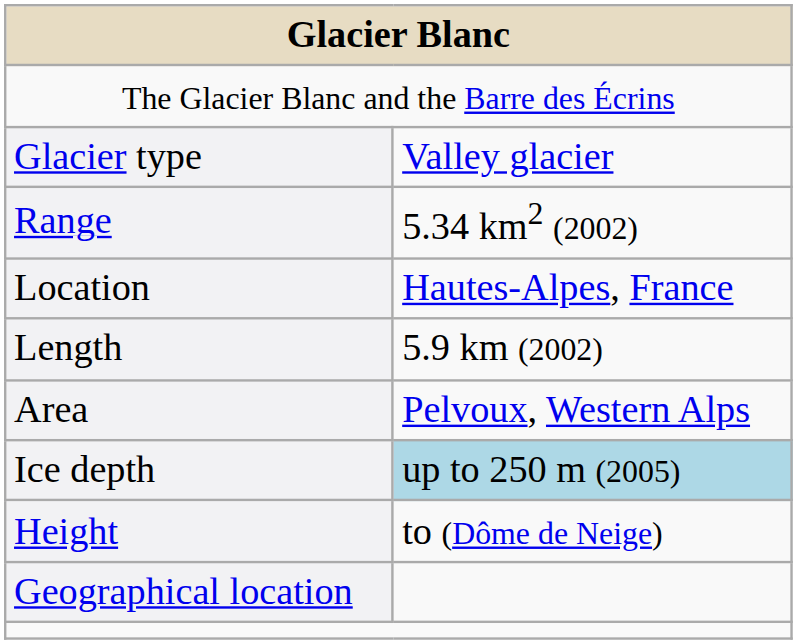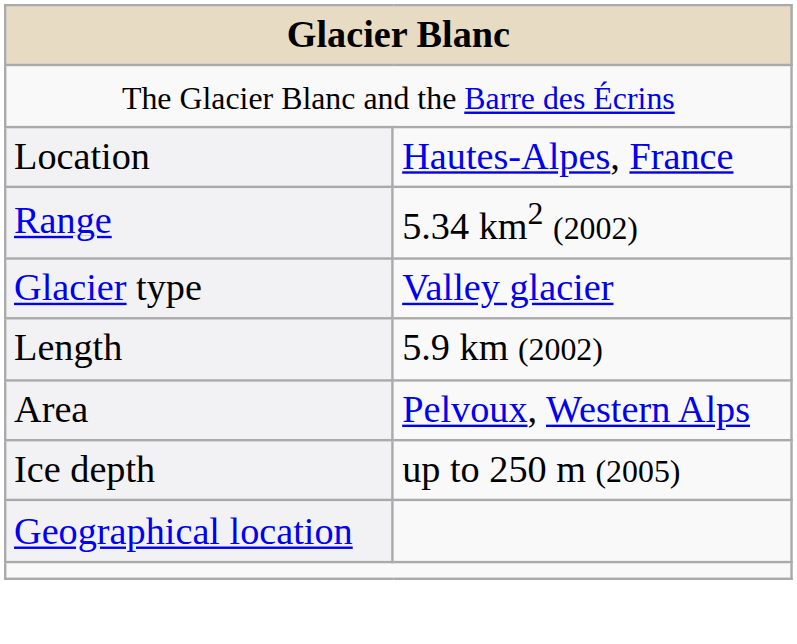rows swapped: (82, 287) <-> (108, 156)
(541, 469) lightblue background -> (541, 469) no background
- row: (66, 530)
